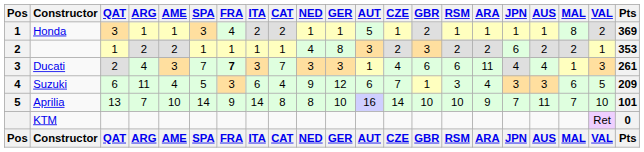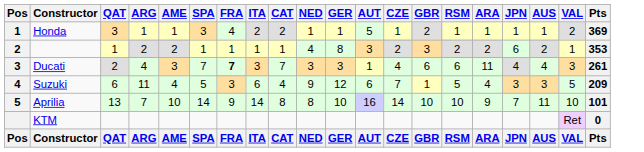- column: (574, 13)
(457, 84) 3 -> (457, 84) 5
